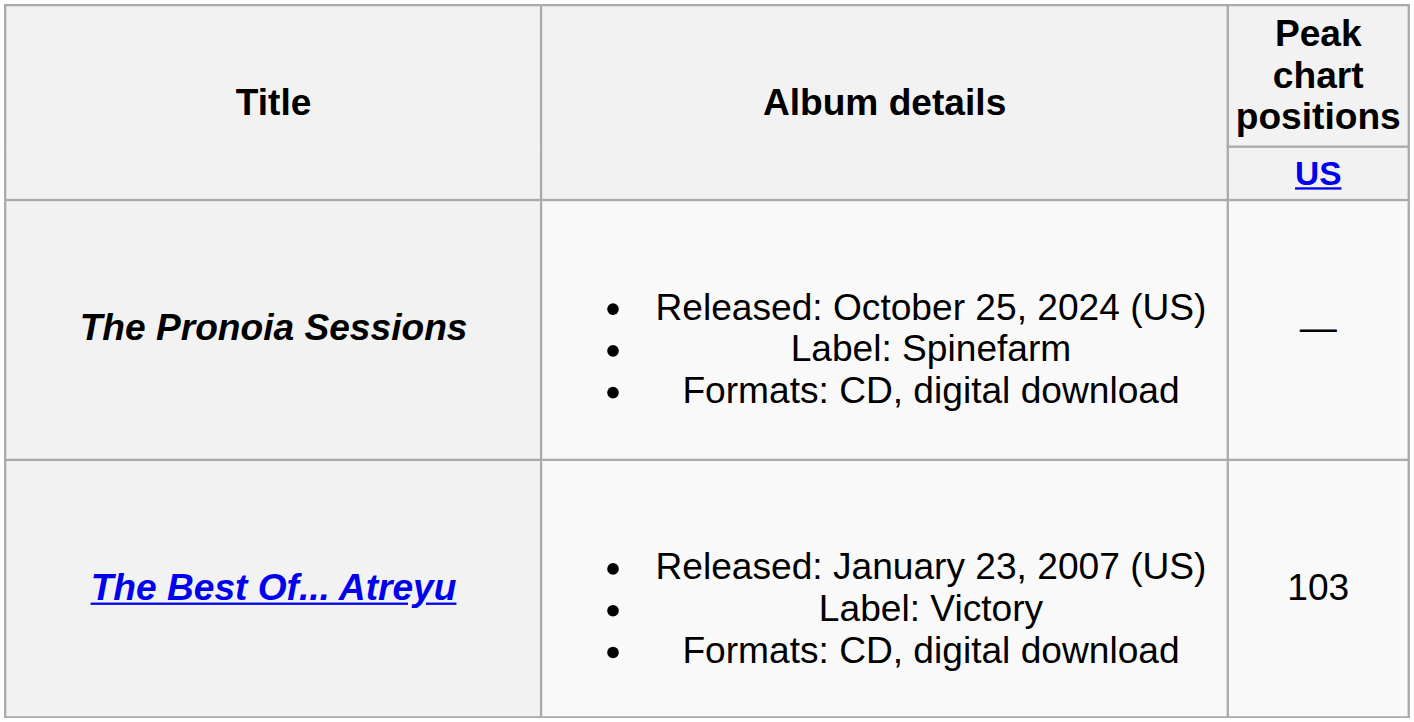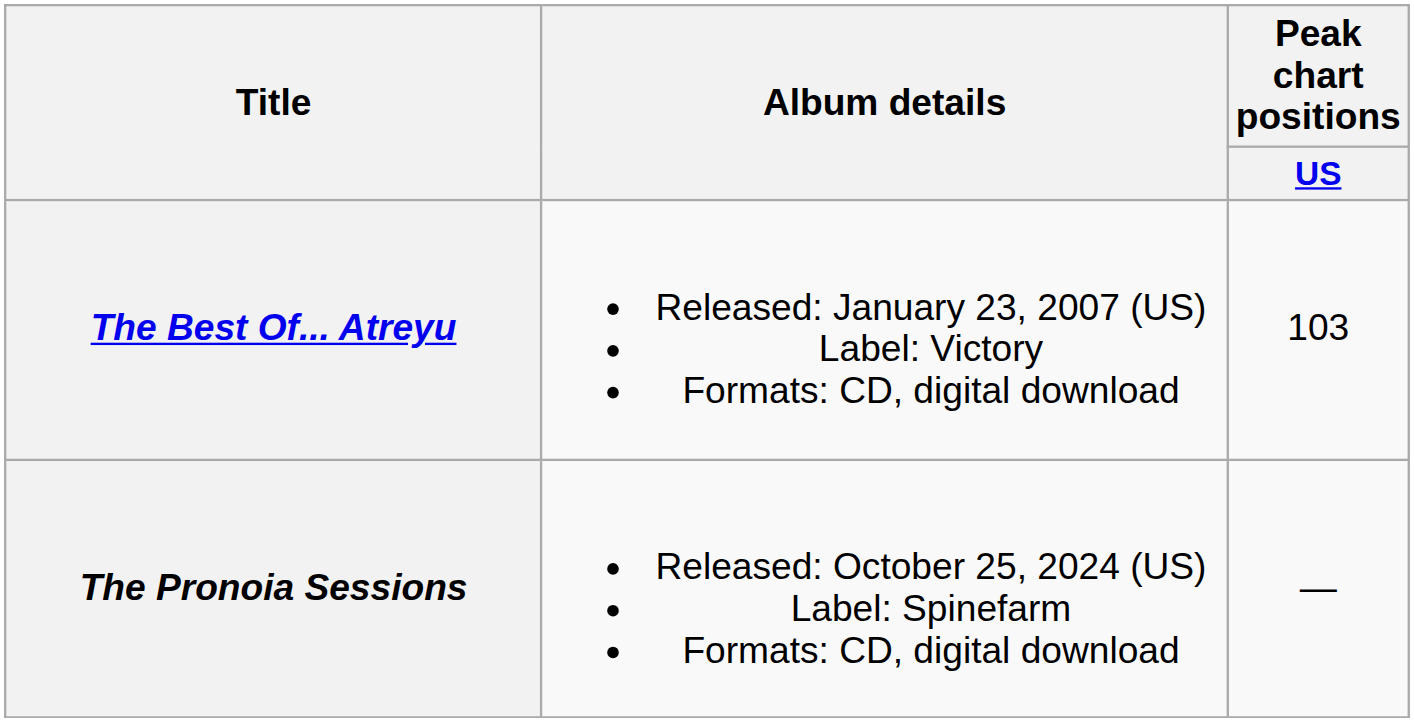rows swapped: (274, 587) <-> (274, 328)
